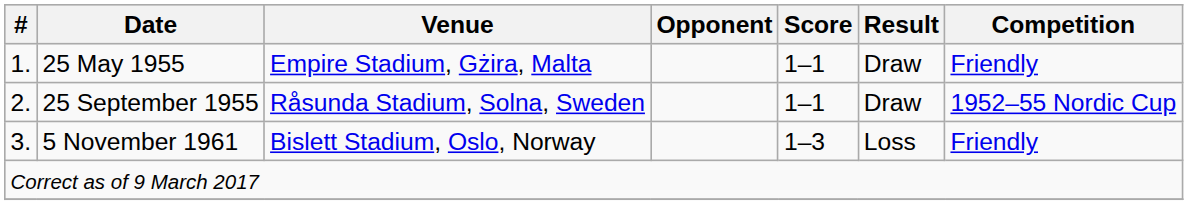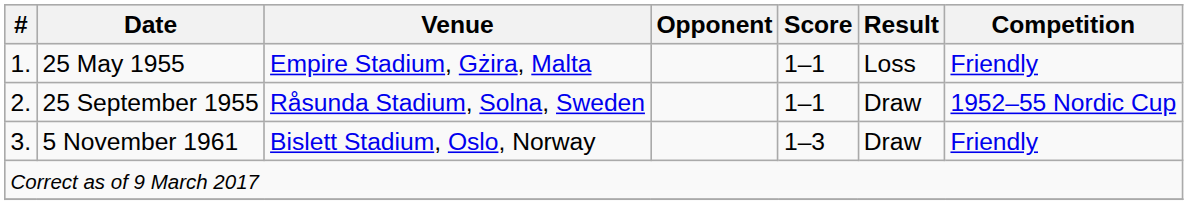(893, 63) Draw -> (890, 63) Loss
(890, 141) Loss -> (893, 141) Draw
